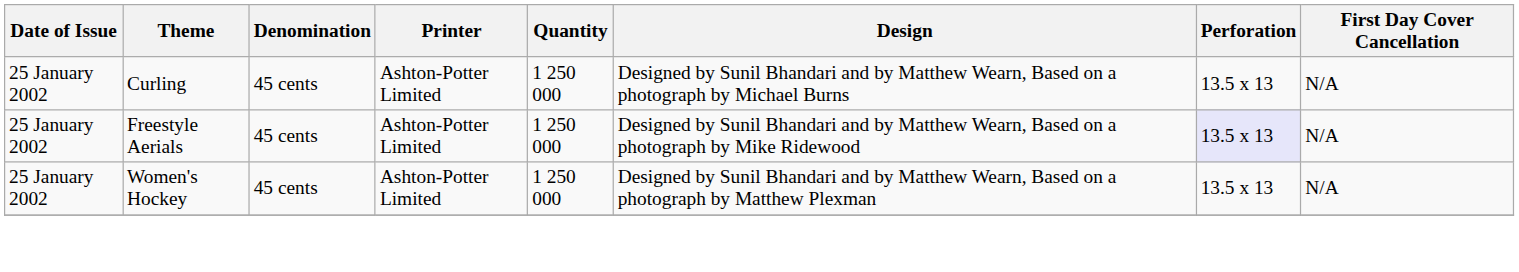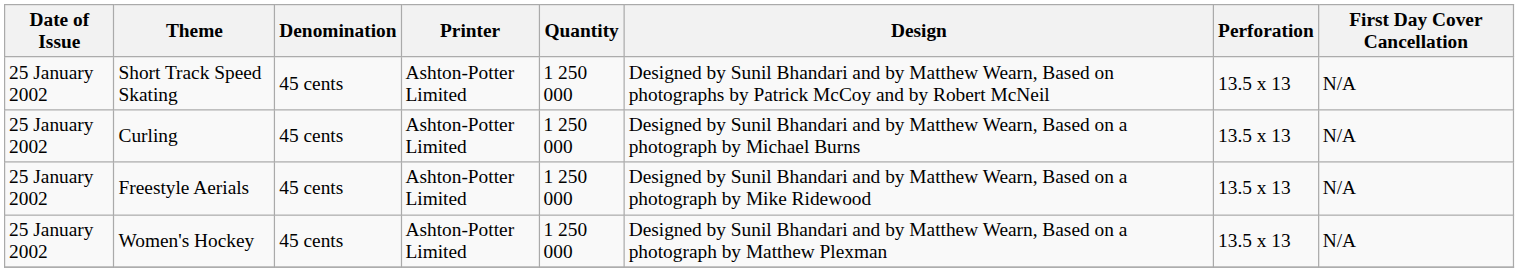+ row: (190, 83)
(1237, 135) lavender background -> (1254, 188) no background
